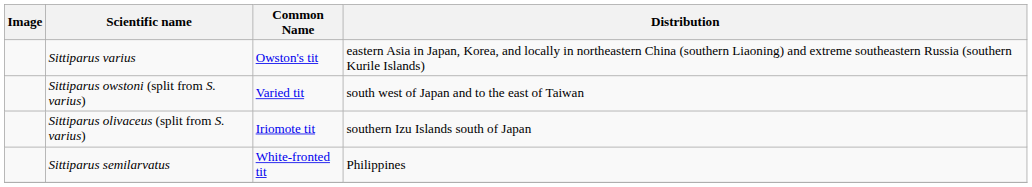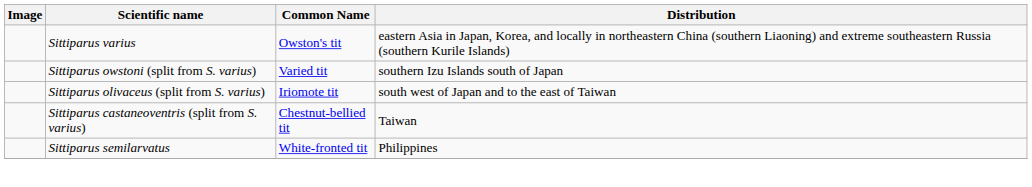(465, 93) south west of Japan and to the east of Taiwan -> (471, 71) southern Izu Islands south of Japan
(439, 128) southern Izu Islands south of Japan -> (497, 92) south west of Japan and to the east of Taiwan
+ row: (153, 120)
